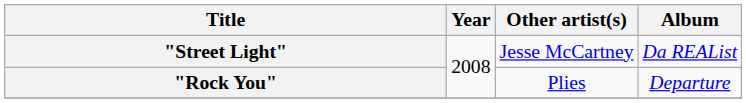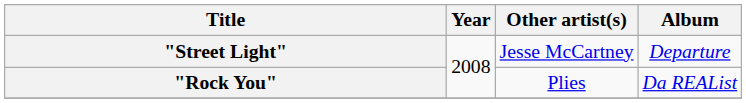(690, 51) Da REAList -> (690, 51) Departure
(690, 82) Departure -> (690, 82) Da REAList
